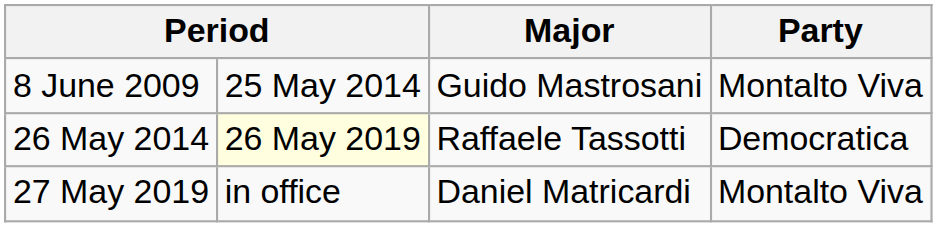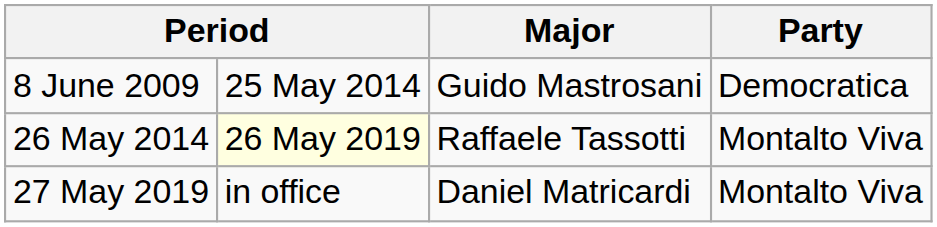(820, 85) Montalto Viva -> (813, 85) Democratica
(813, 138) Democratica -> (820, 138) Montalto Viva
